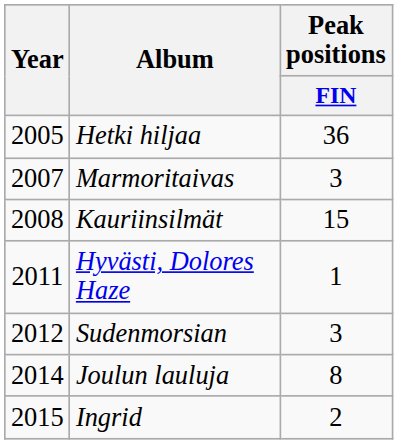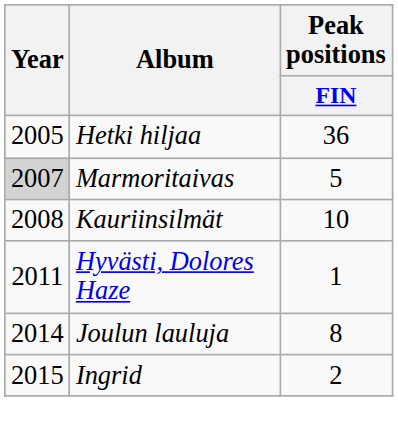(37, 178) no background -> (37, 178) lightgrey background
(336, 178) 3 -> (336, 178) 5
(336, 219) 15 -> (336, 219) 10
- row: (151, 333)
